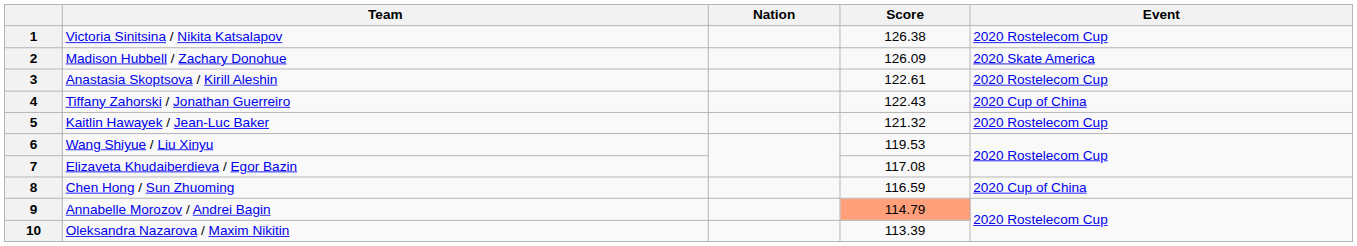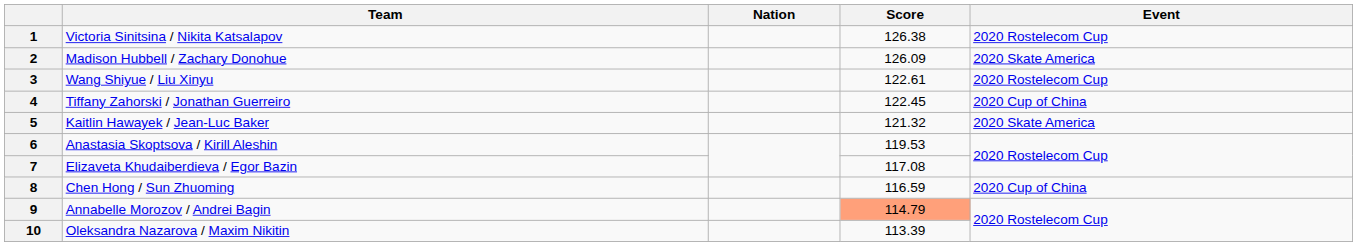(172, 79) Anastasia Skoptsova / Kirill Aleshin -> (140, 79) Wang Shiyue / Liu Xinyu
(905, 101) 122.43 -> (905, 101) 122.45
(1040, 123) 2020 Rostelecom Cup -> (1034, 123) 2020 Skate America
(140, 144) Wang Shiyue / Liu Xinyu -> (172, 144) Anastasia Skoptsova / Kirill Aleshin
